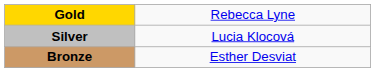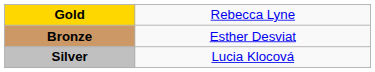rows swapped: (70, 36) <-> (70, 57)
